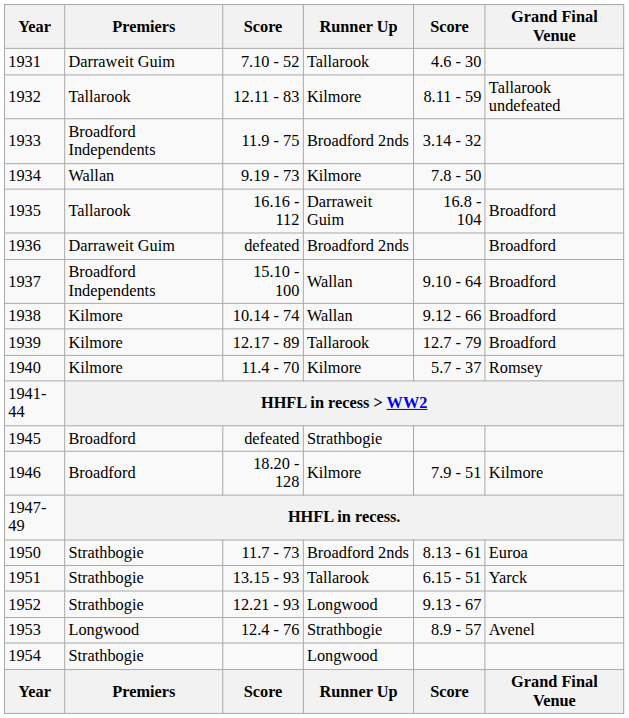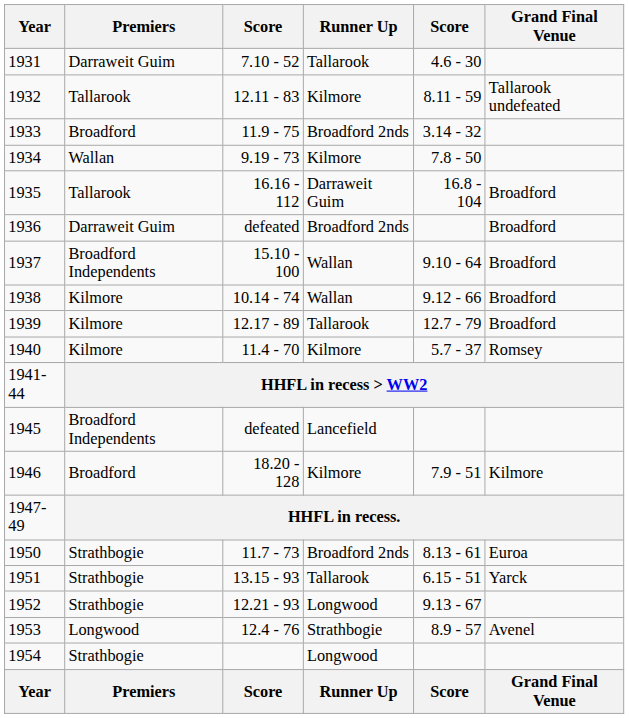(112, 140) Broadford Independents -> (102, 131) Broadford
(102, 438) Broadford -> (112, 429) Broadford Independents
(345, 438) Strathbogie -> (342, 429) Lancefield
